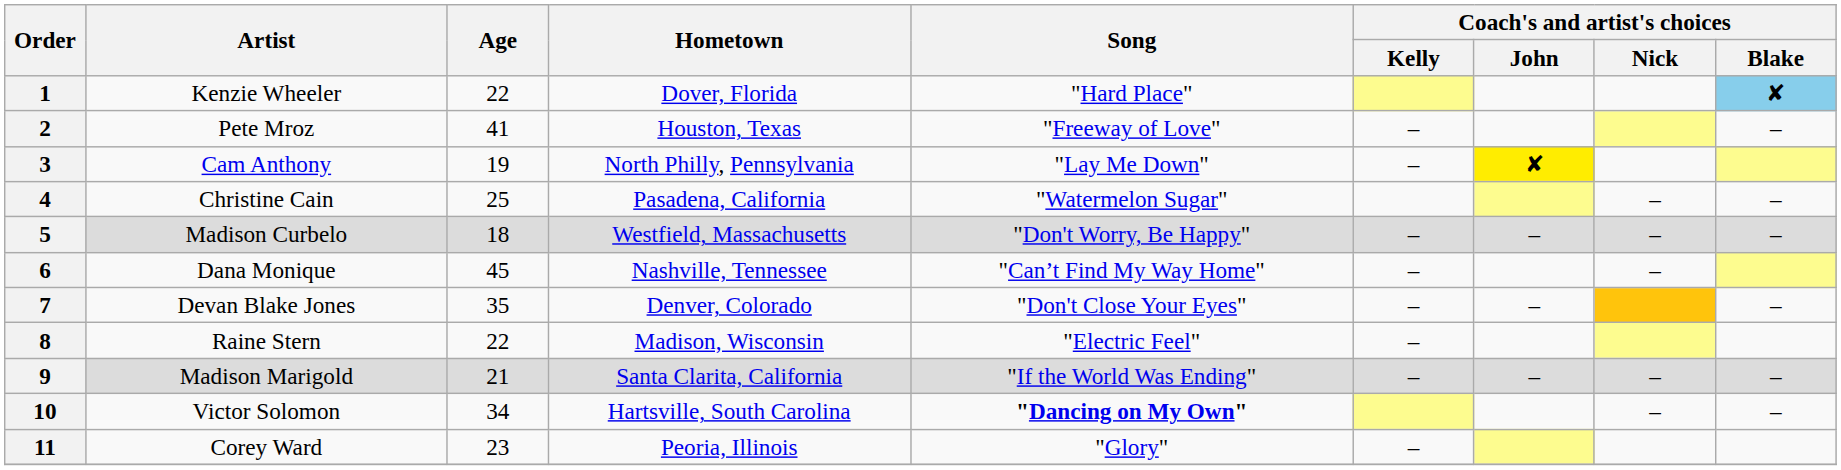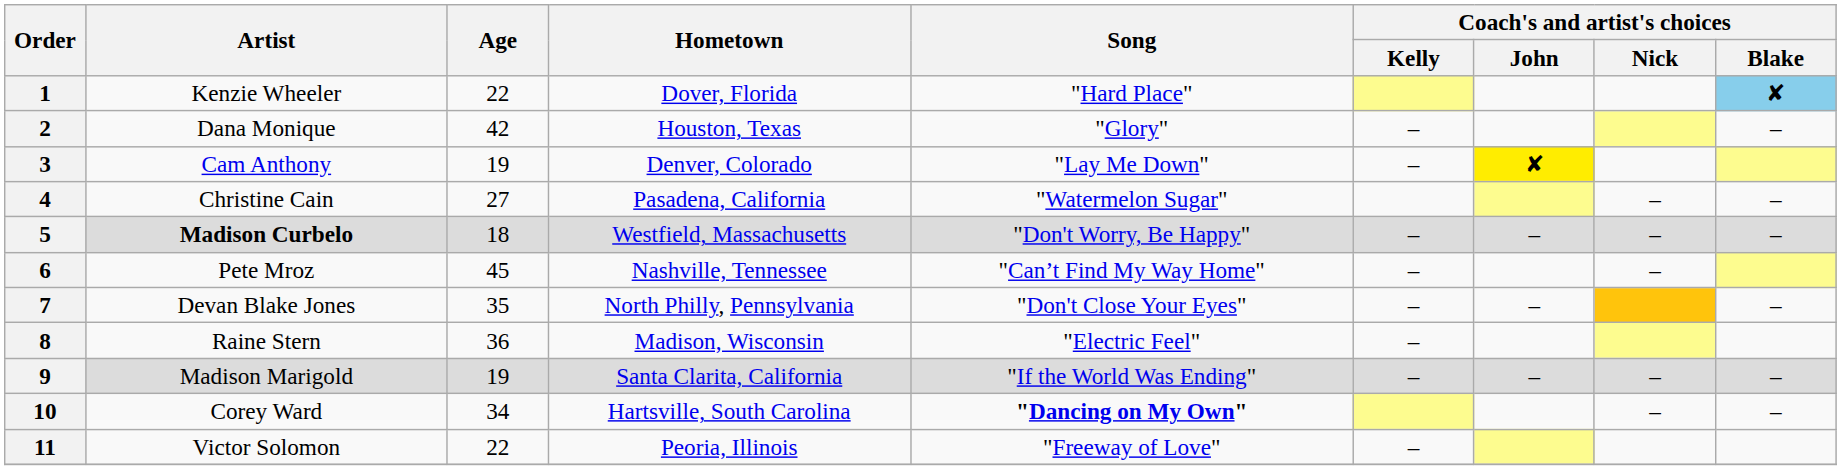(266, 128) Pete Mroz -> (266, 128) Dana Monique
(498, 128) 41 -> (498, 128) 42
(1132, 128) "Freeway of Love" -> (1132, 128) "Glory"
(729, 164) North Philly, Pennsylvania -> (729, 164) Denver, Colorado
(498, 199) 25 -> (498, 199) 27
(266, 234) normal -> (266, 234) bold
(266, 270) Dana Monique -> (266, 270) Pete Mroz
(729, 305) Denver, Colorado -> (729, 305) North Philly, Pennsylvania
(498, 340) 22 -> (498, 340) 36
(498, 376) 21 -> (498, 376) 19
(266, 411) Victor Solomon -> (266, 411) Corey Ward
(266, 447) Corey Ward -> (266, 447) Victor Solomon
(498, 447) 23 -> (498, 447) 22
(1132, 447) "Glory" -> (1132, 447) "Freeway of Love"
